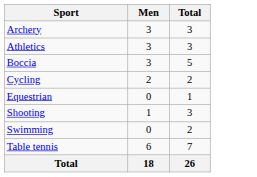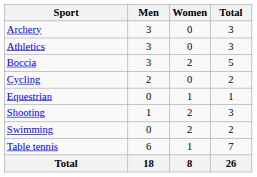+ column: (190, 12)
